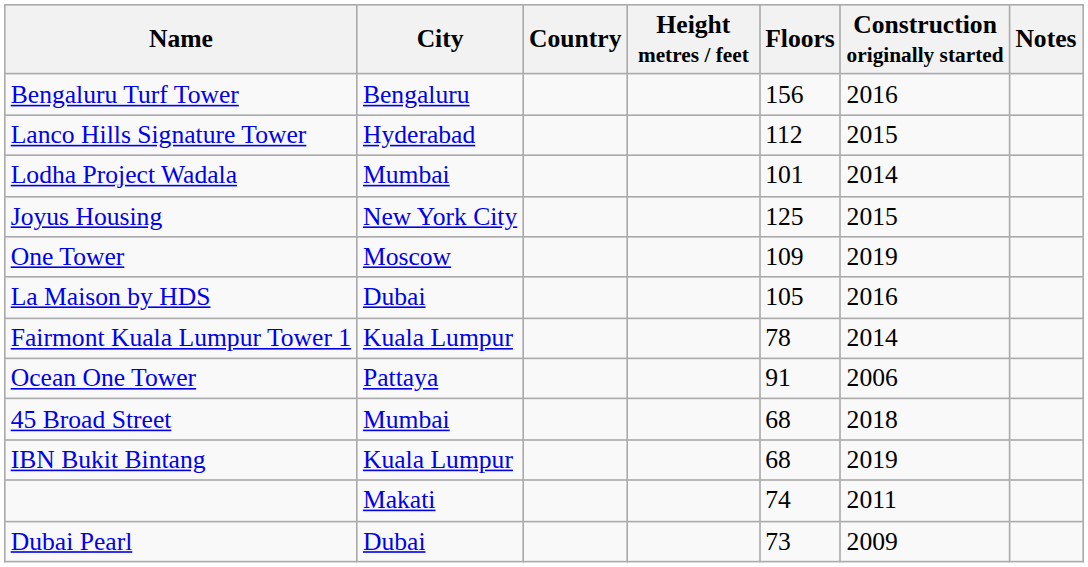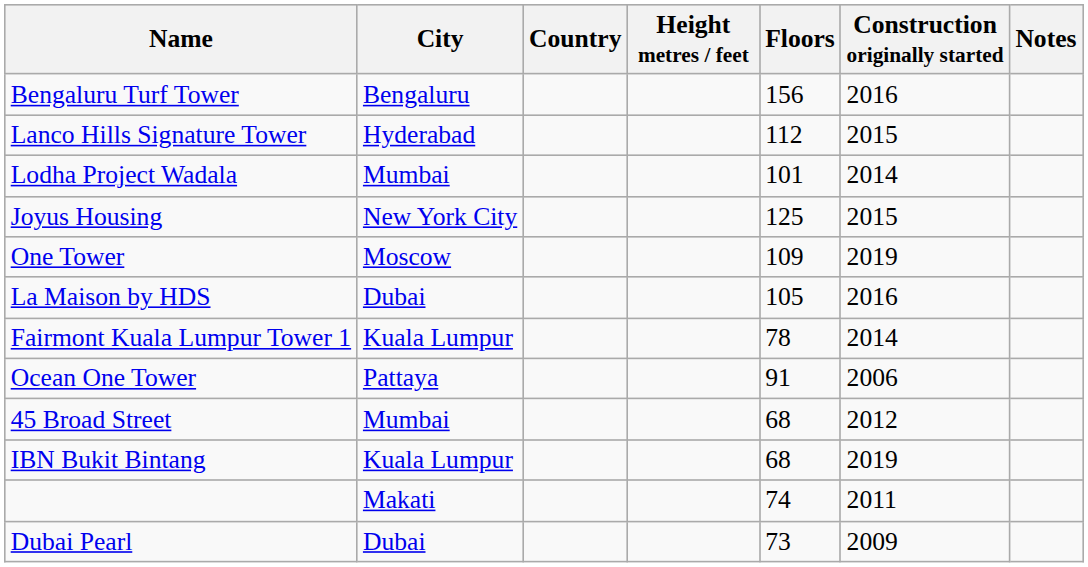(872, 418) 2018 -> (872, 418) 2012
